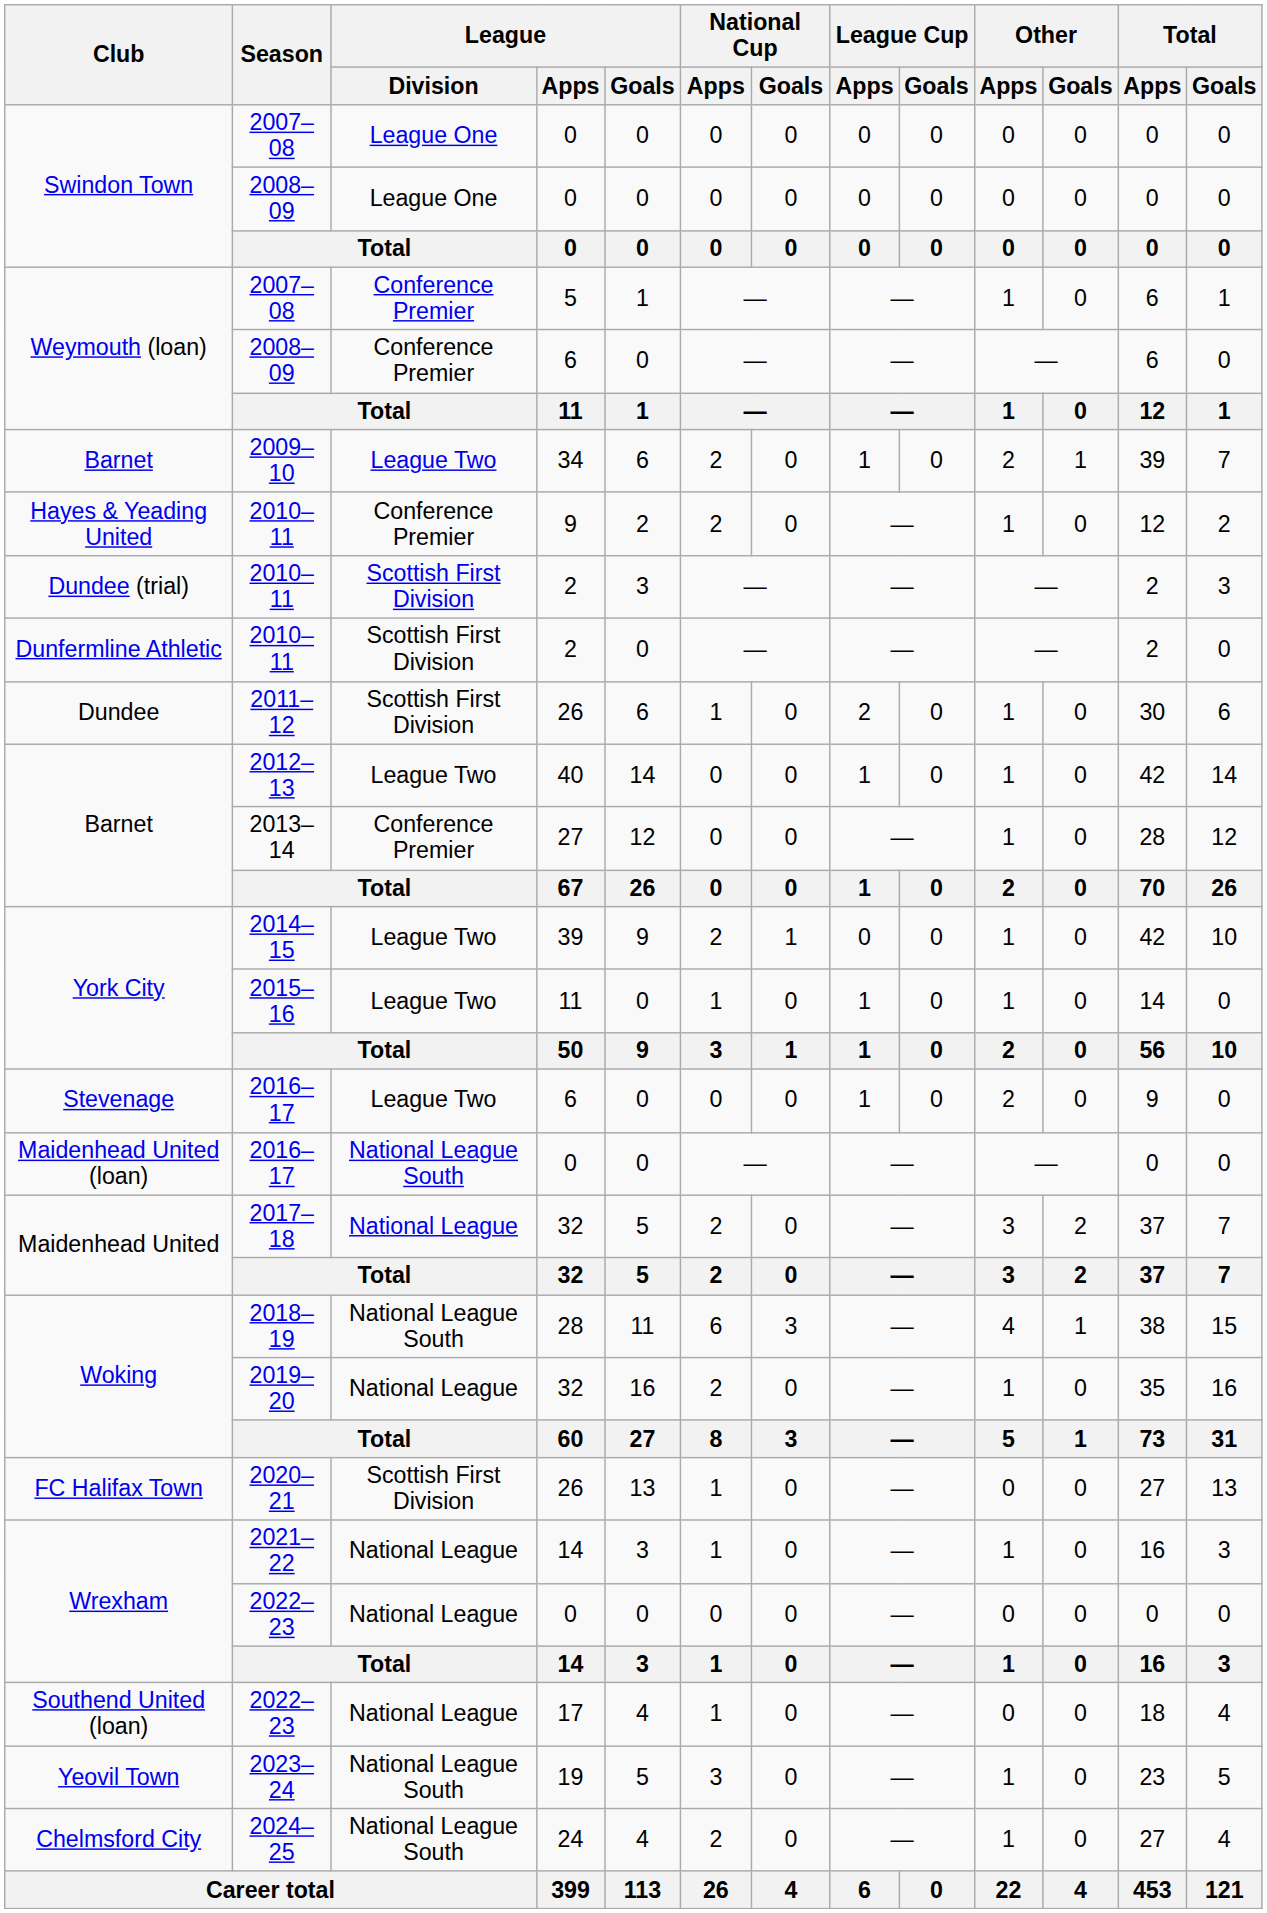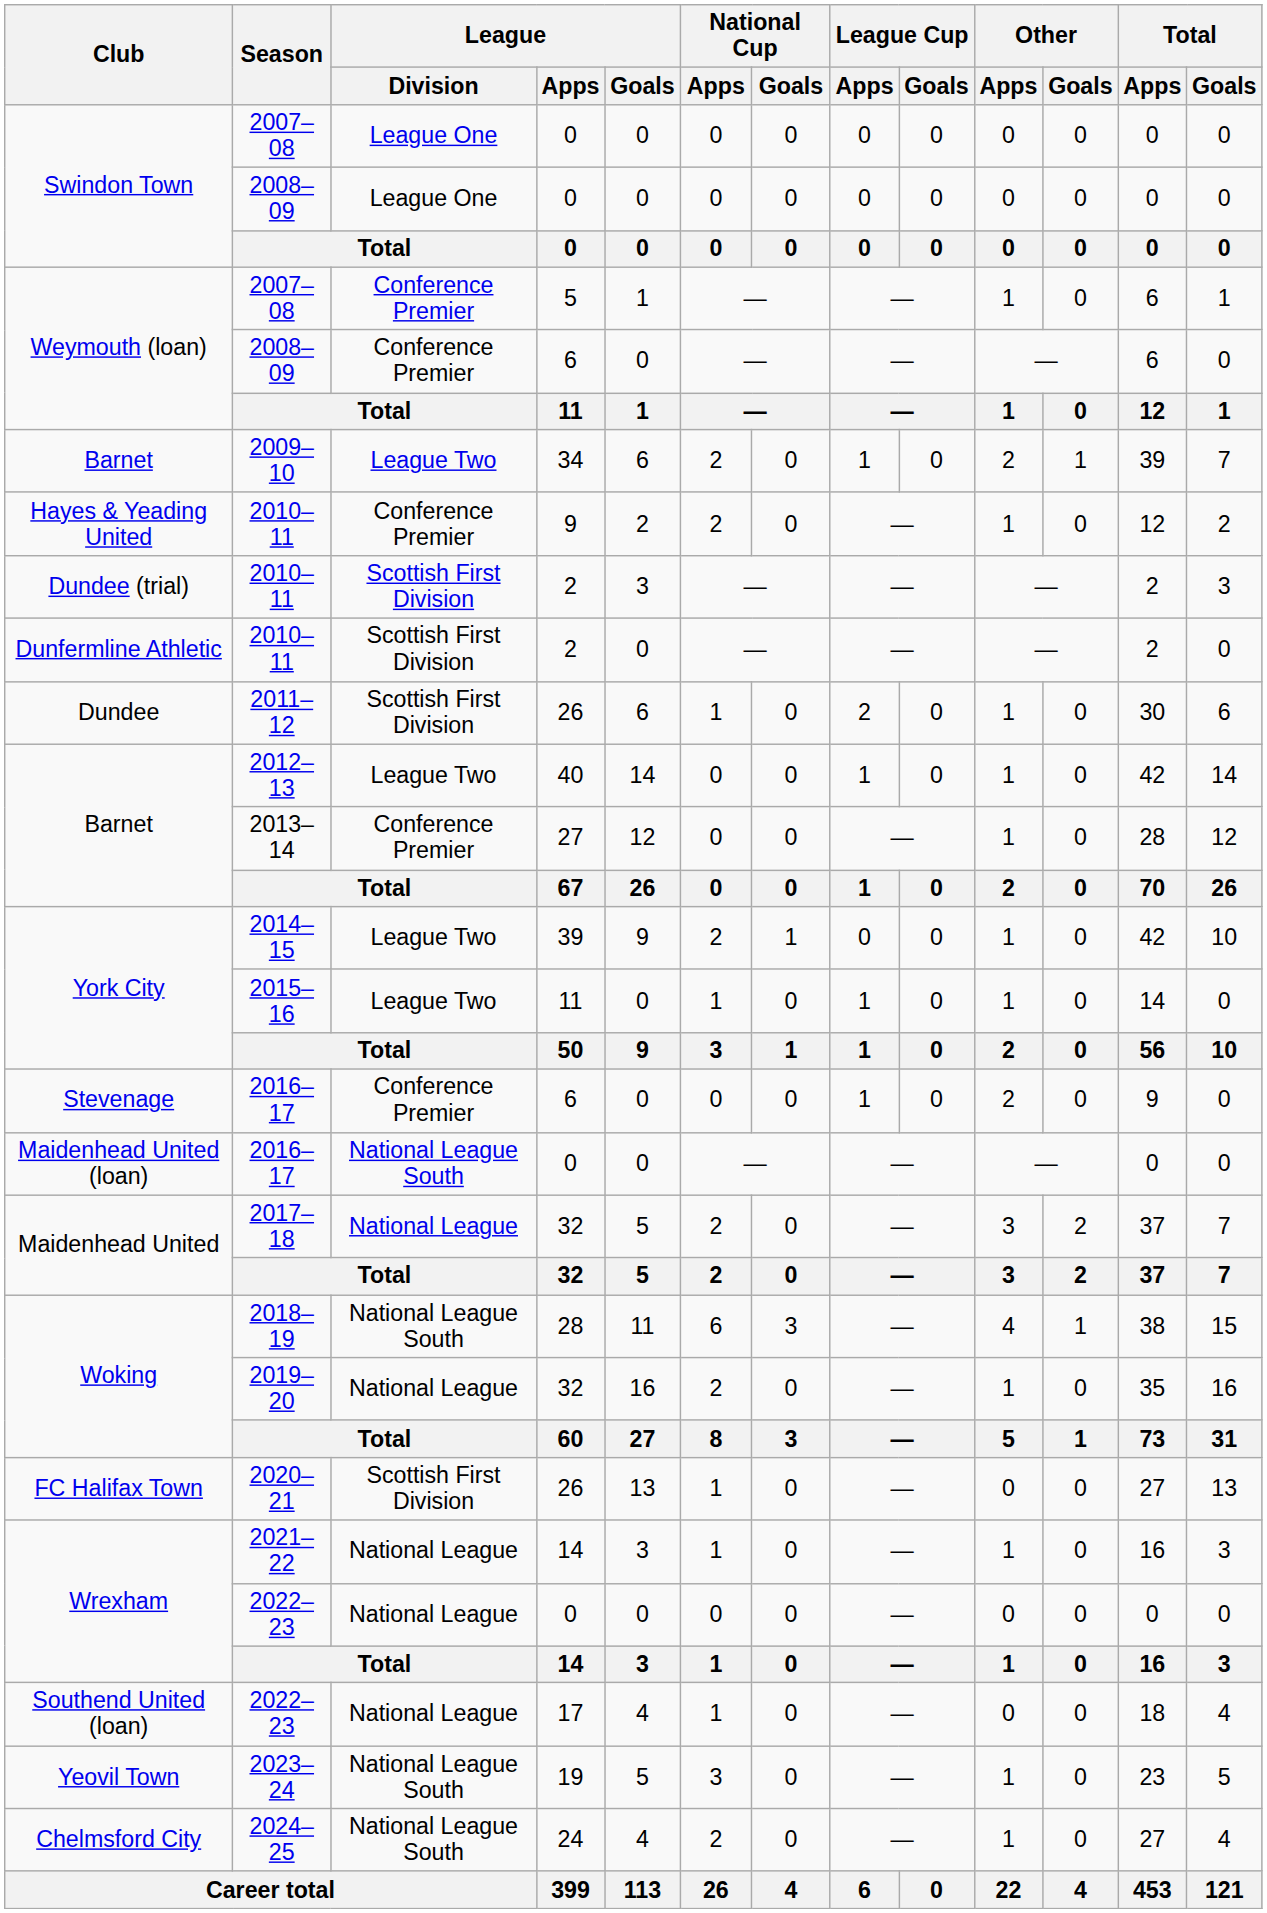(434, 1100) League Two -> (434, 1100) Conference Premier
